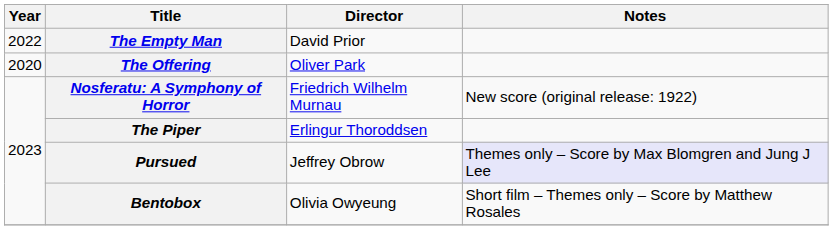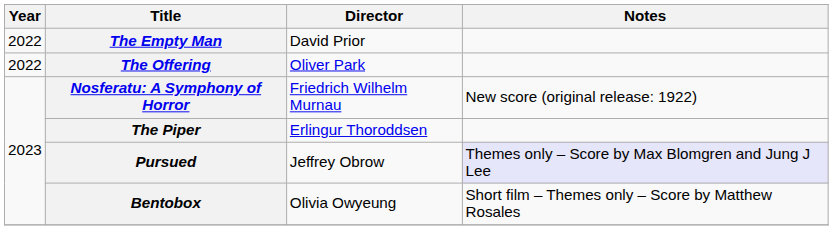(25, 64) 2020 -> (25, 64) 2022
